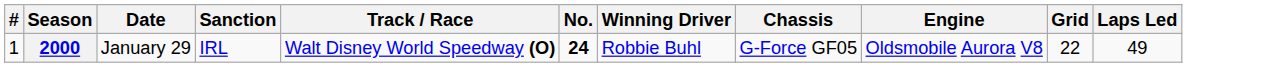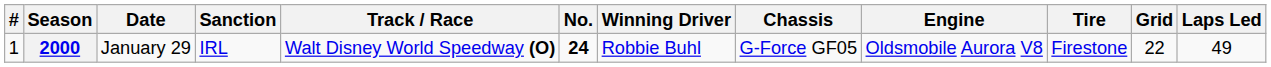+ column: (1089, 19)
